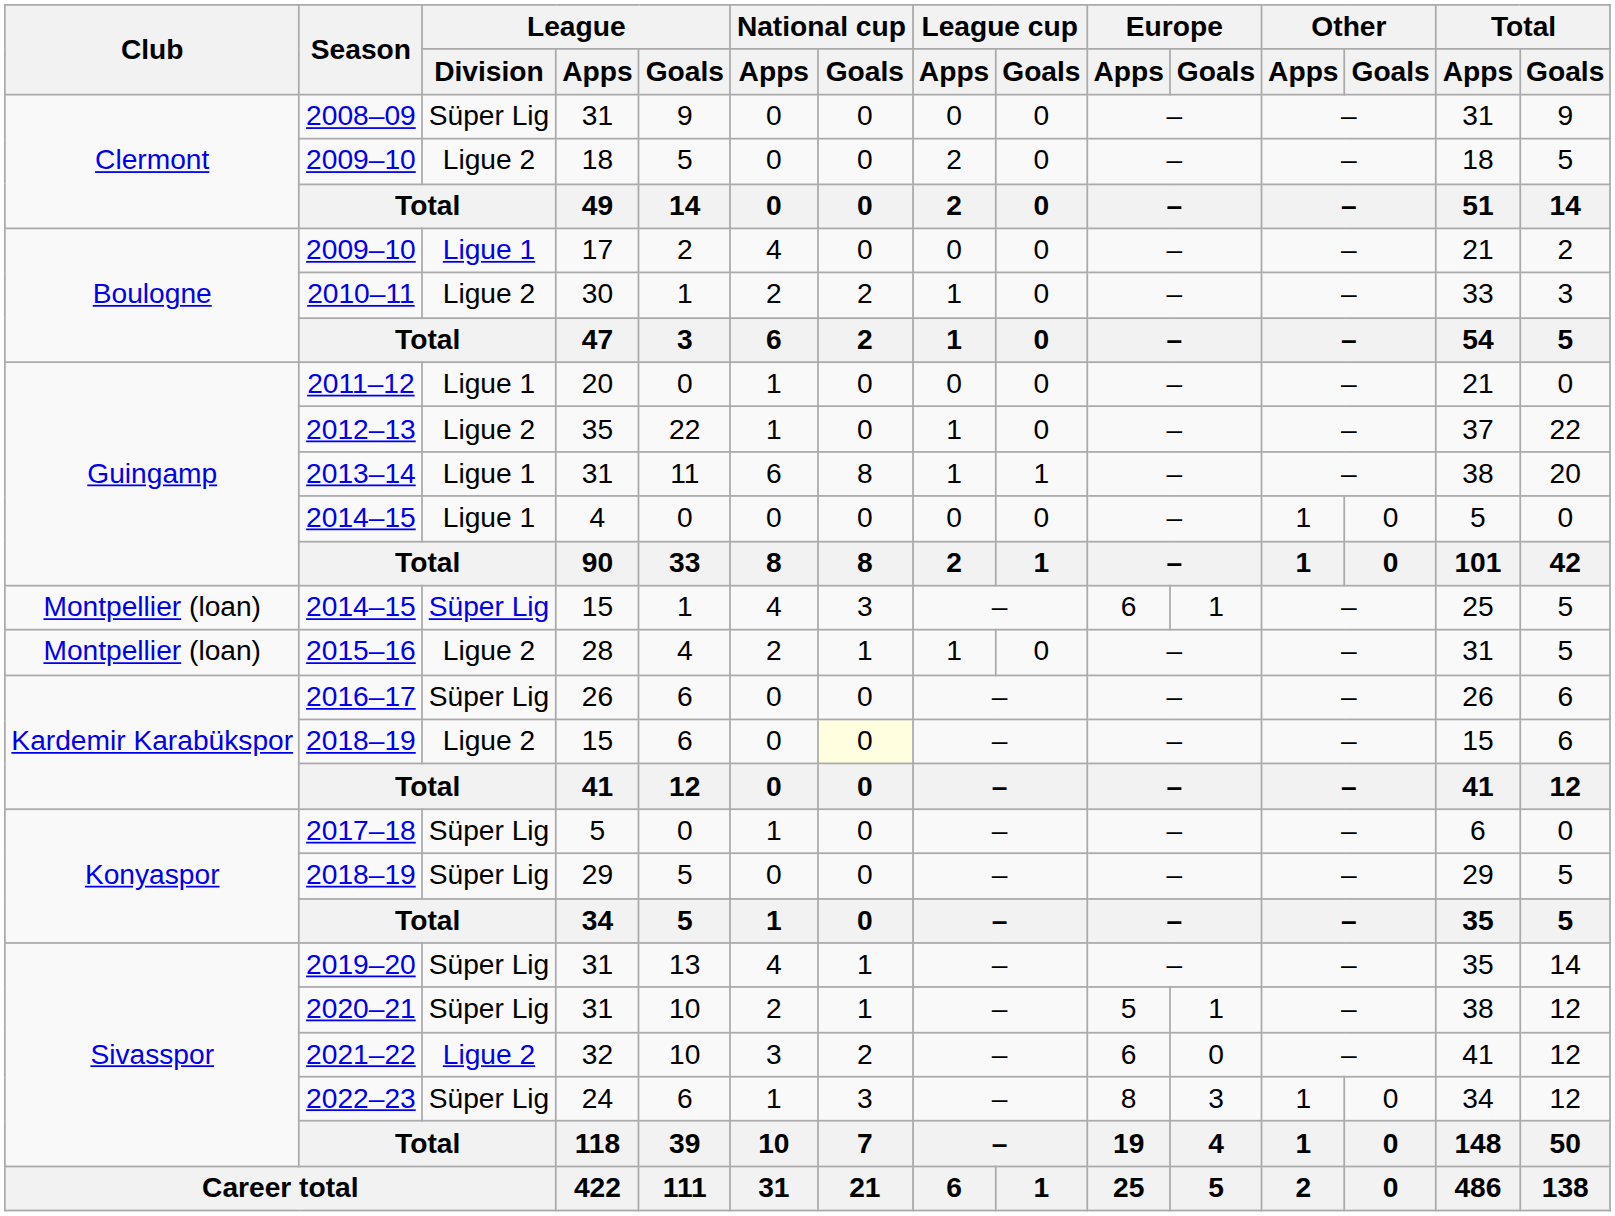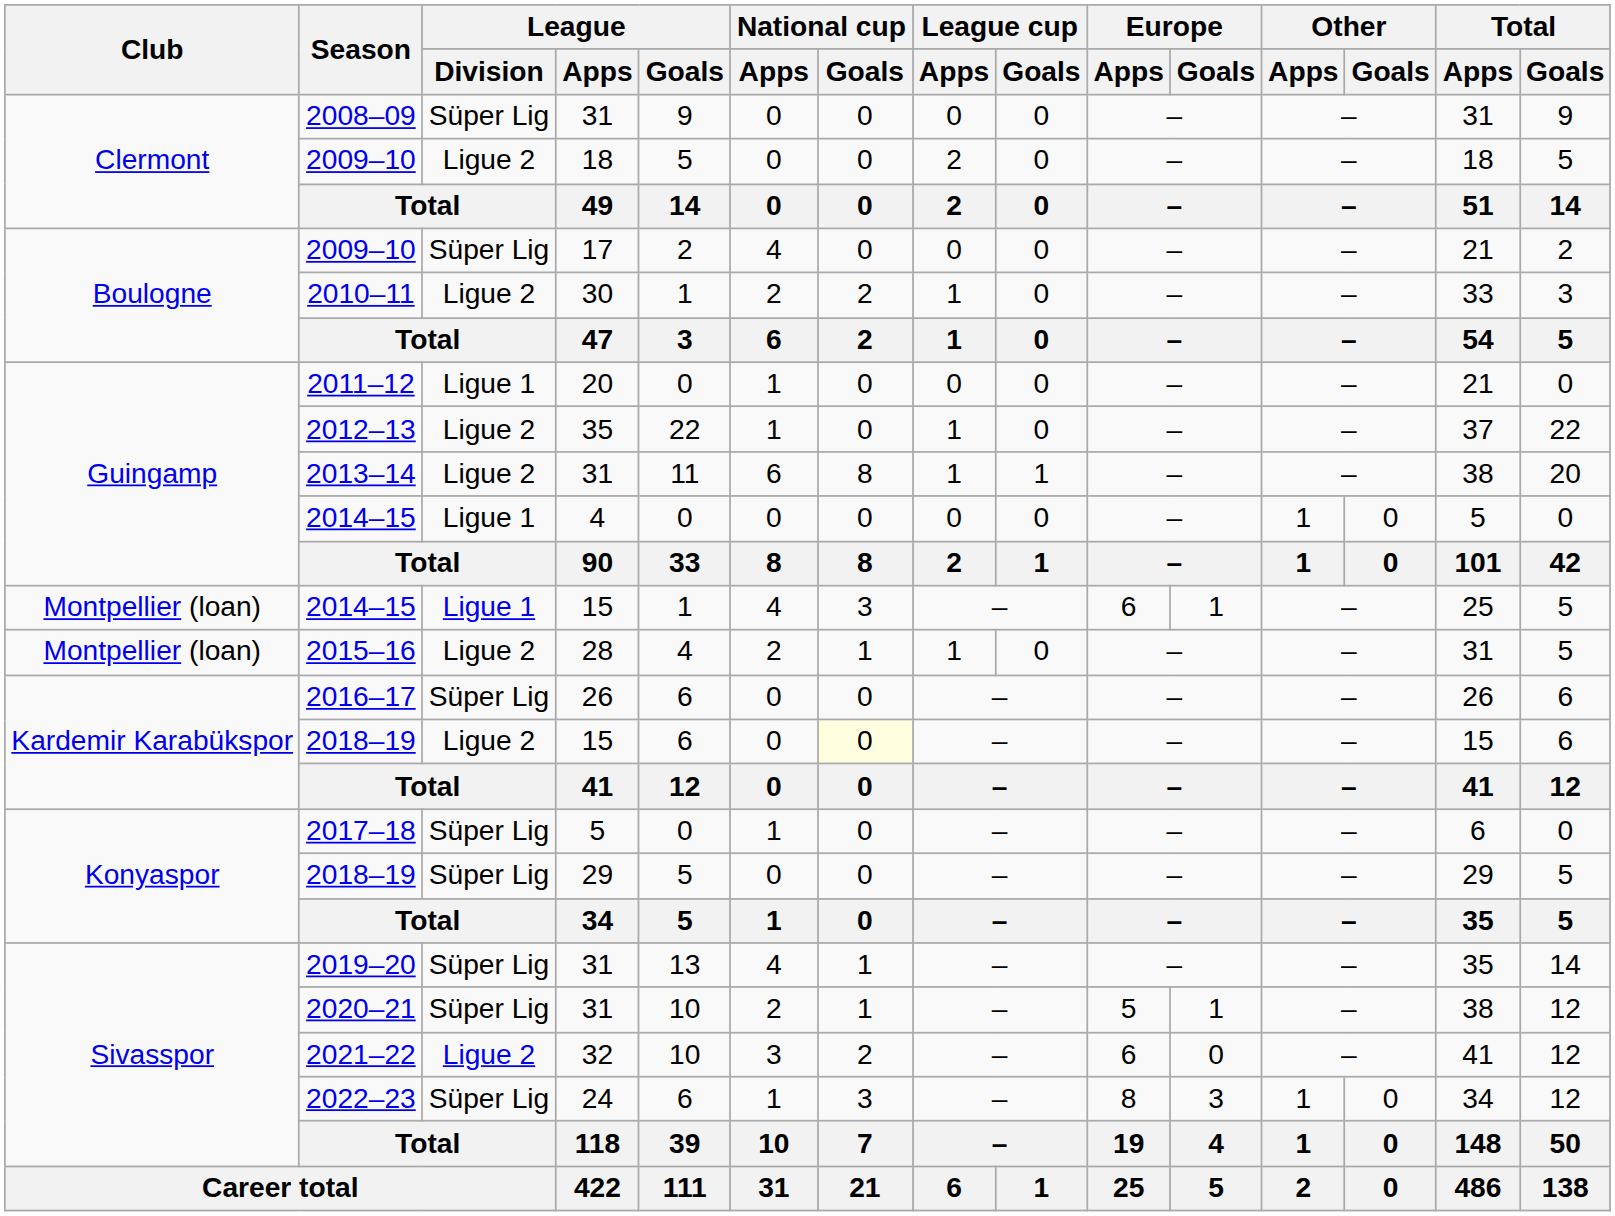(489, 250) Ligue 1 -> (489, 250) Süper Lig
(489, 473) Ligue 1 -> (489, 473) Ligue 2
(489, 607) Süper Lig -> (489, 607) Ligue 1
